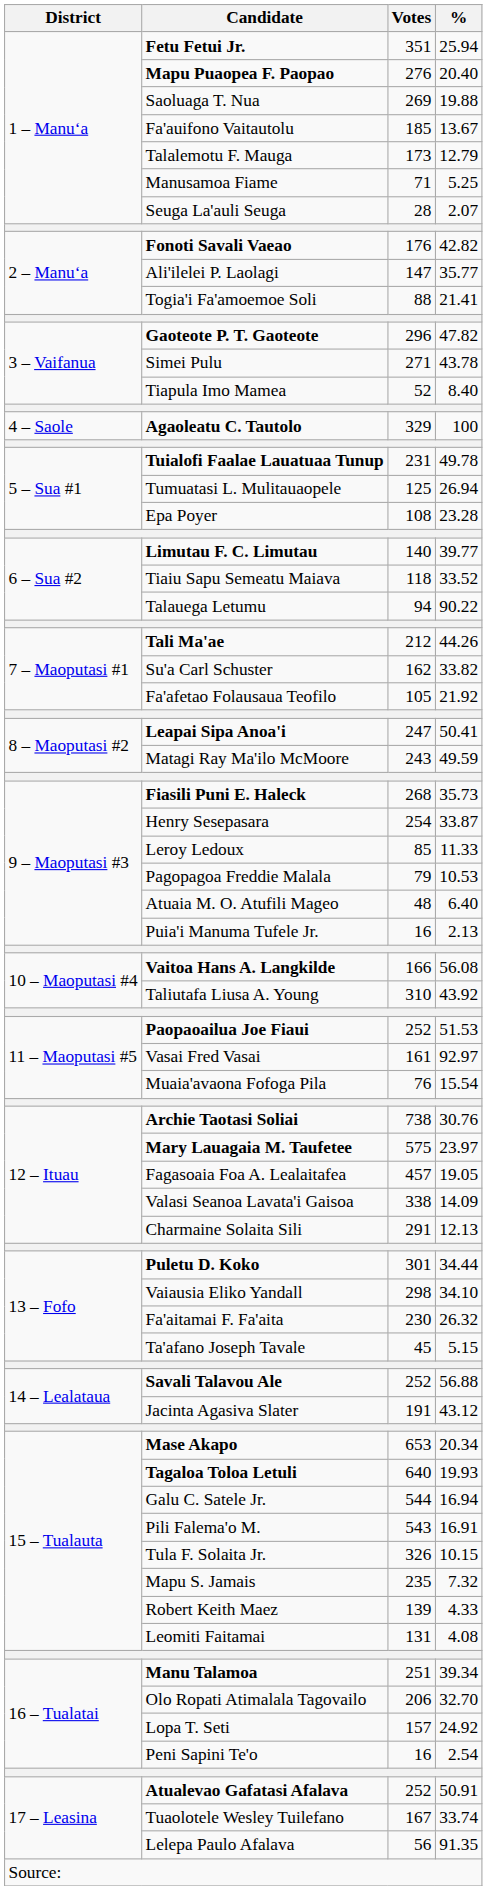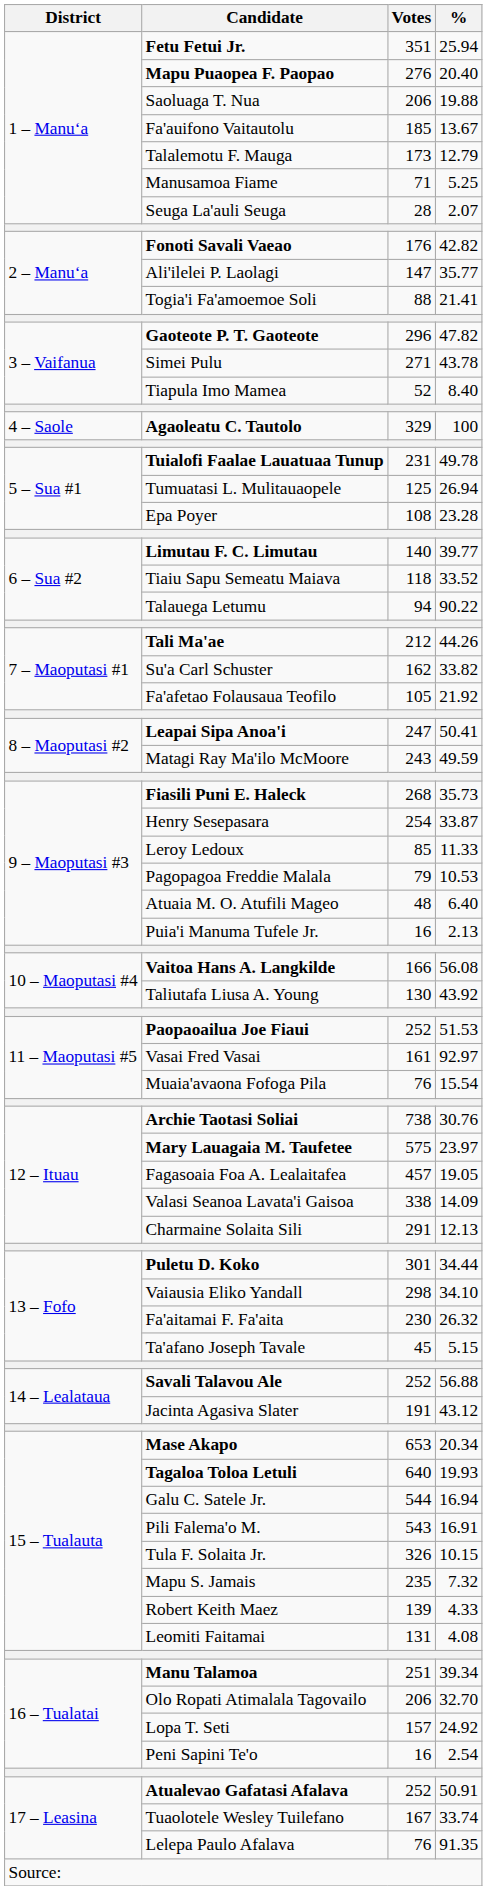(418, 100) 269 -> (418, 100) 206
(418, 994) 310 -> (418, 994) 130
(423, 1844) 56 -> (423, 1844) 76
